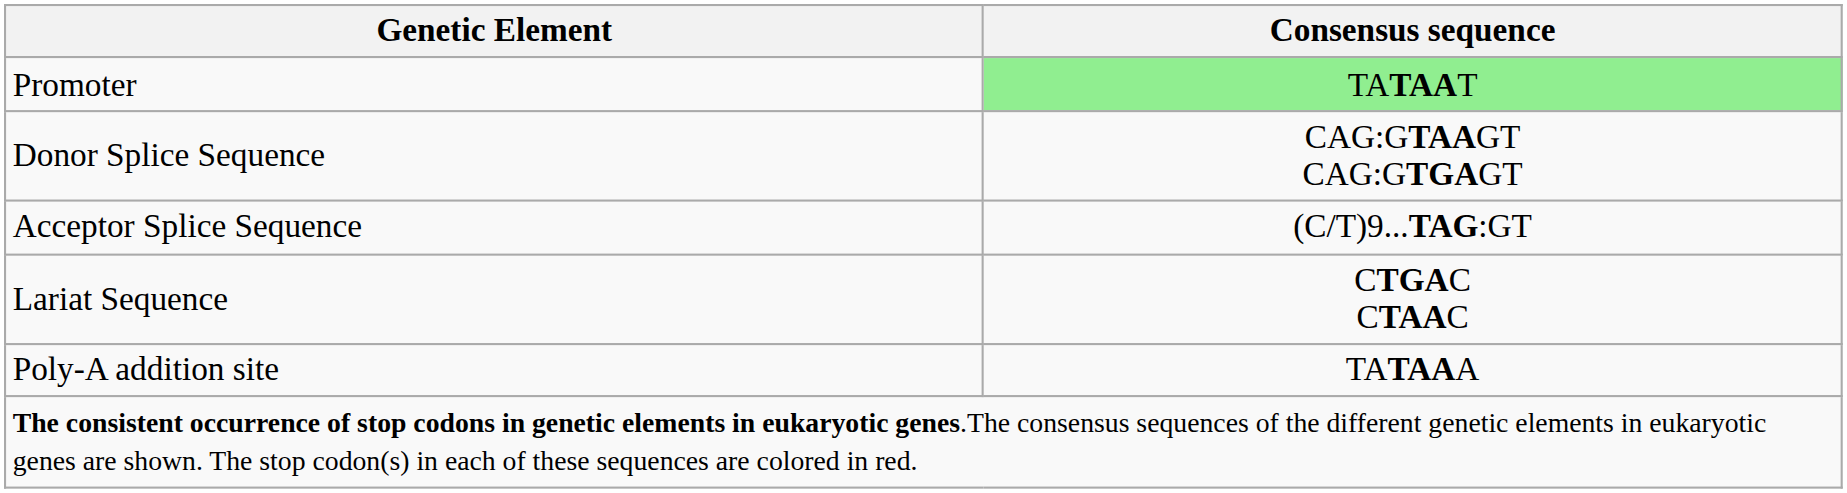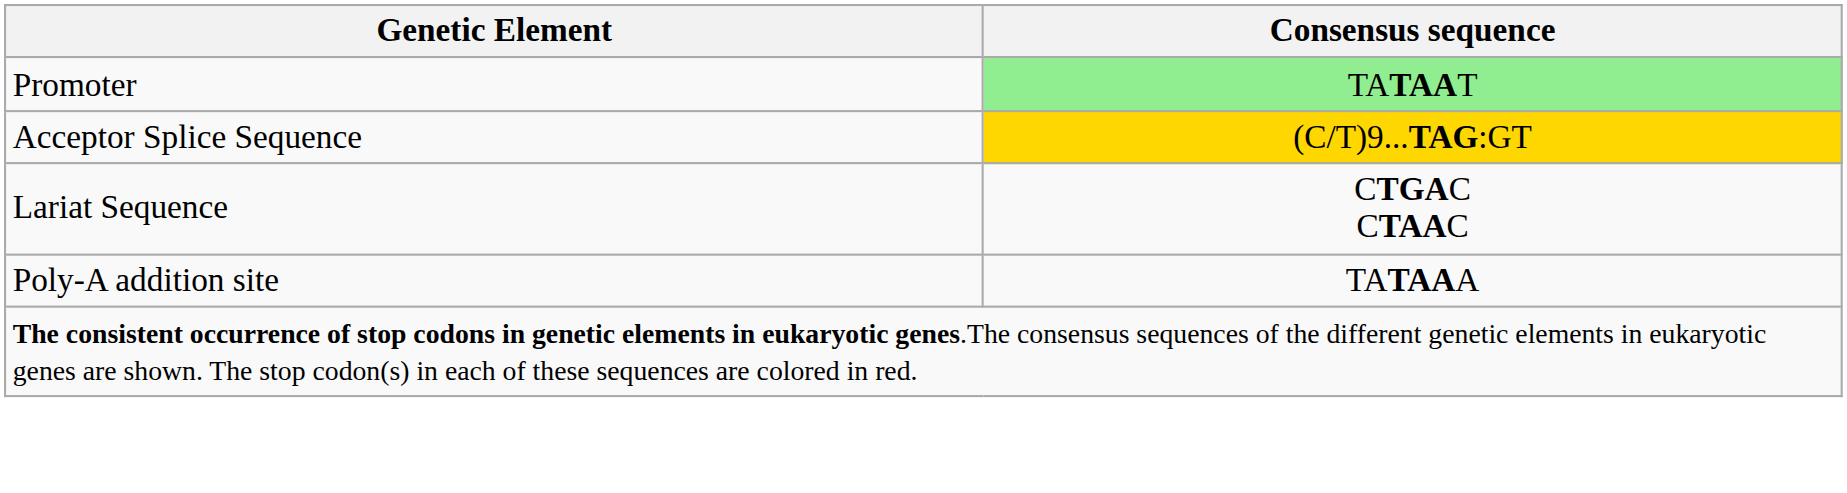- row: (169, 155)
(1413, 226) no background -> (1413, 136) gold background
